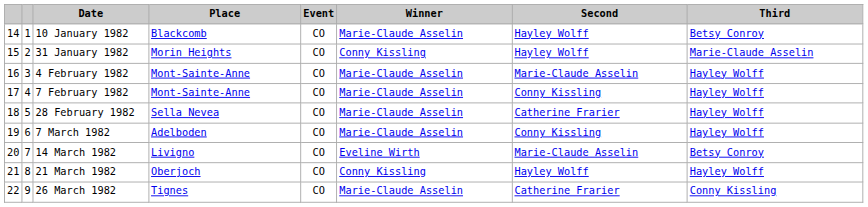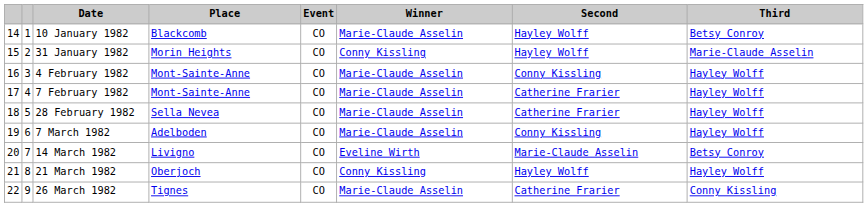(576, 73) Marie-Claude Asselin -> (558, 73) Conny Kissling
(558, 93) Conny Kissling -> (567, 93) Catherine Frarier
